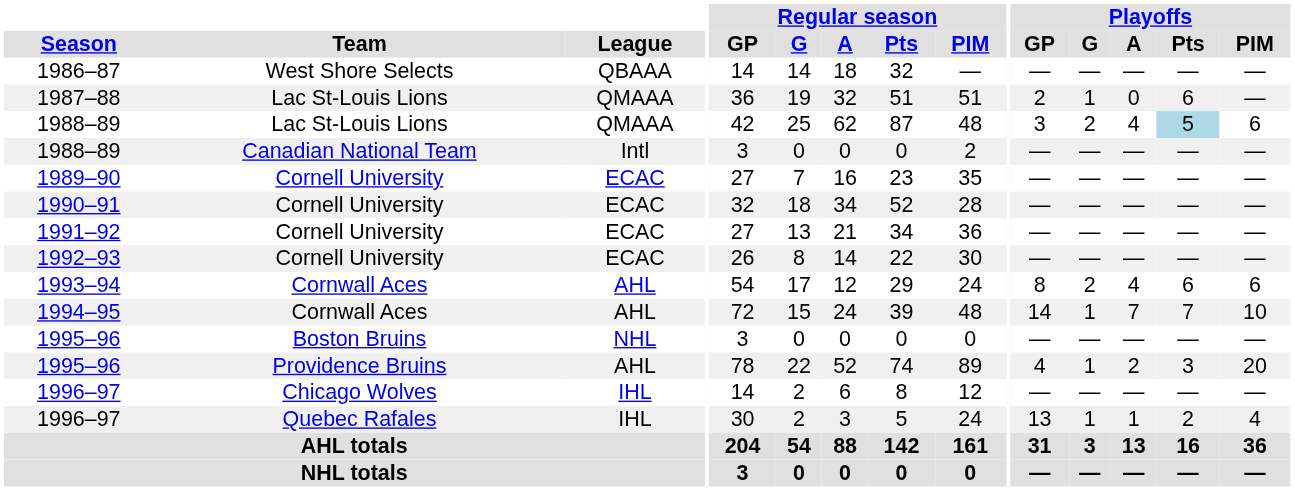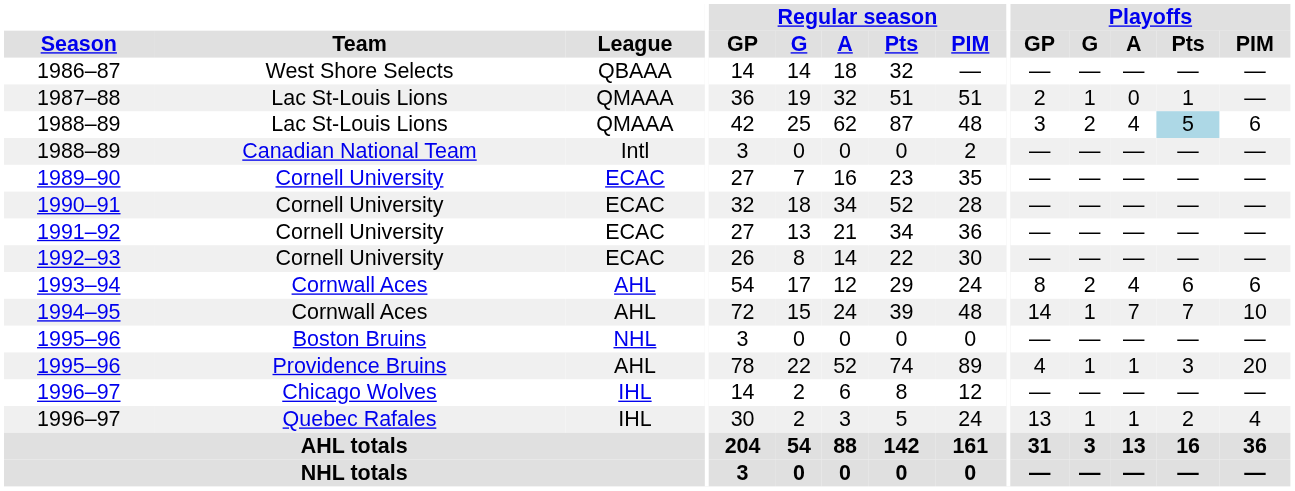(1188, 97) 6 -> (1188, 97) 1
(1134, 365) 2 -> (1134, 365) 1
